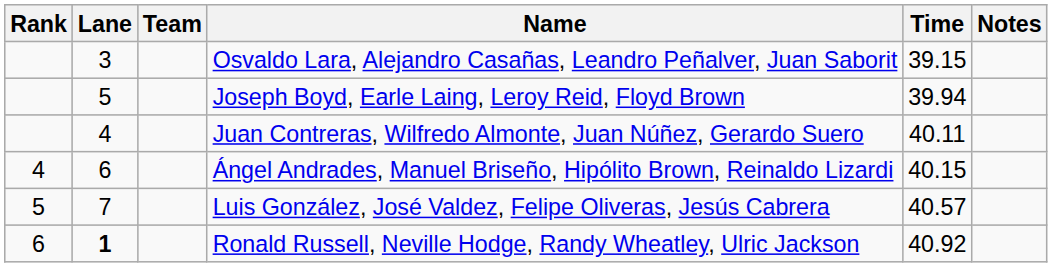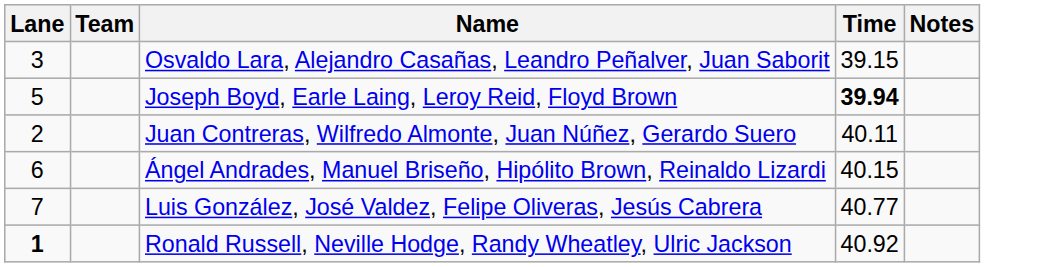- column: (39, 23)
(937, 97) normal -> (870, 97) bold
(105, 134) 4 -> (37, 134) 2
(937, 207) 40.57 -> (870, 207) 40.77
